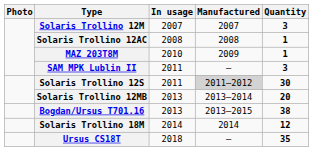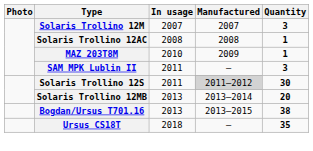- row: (92, 125)
